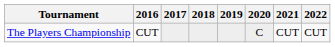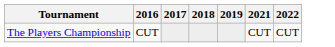- column: (259, 14)
